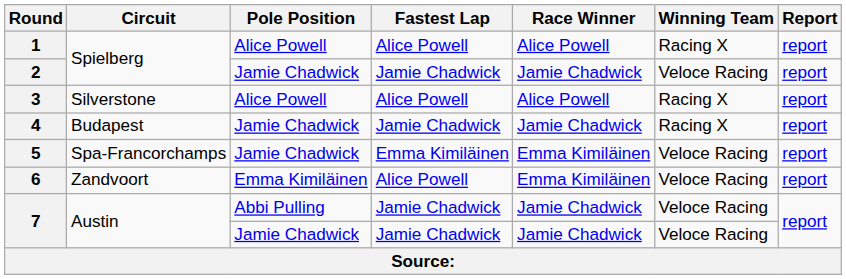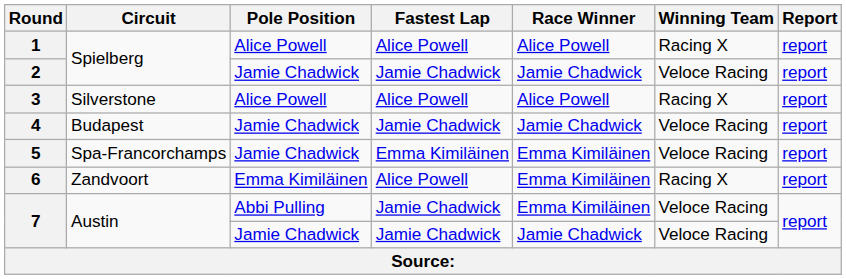(693, 126) Racing X -> (713, 126) Veloce Racing
(713, 180) Veloce Racing -> (693, 180) Racing X
(579, 207) Jamie Chadwick -> (584, 207) Emma Kimiläinen
